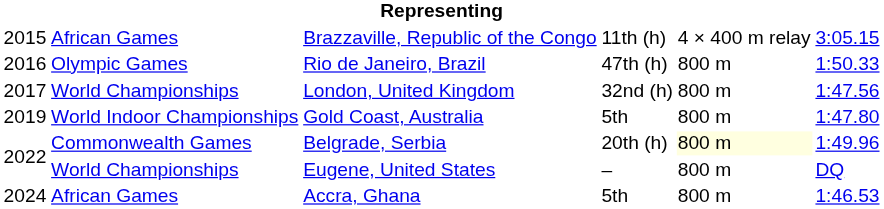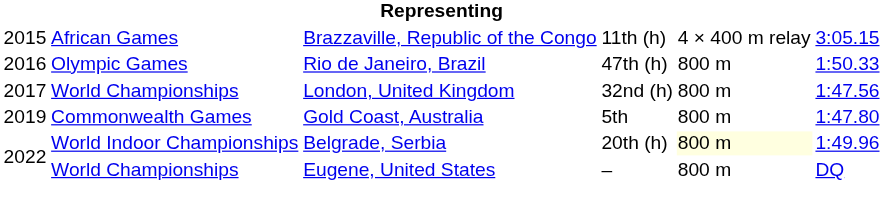(175, 116) World Indoor Championships -> (151, 116) Commonwealth Games
(151, 143) Commonwealth Games -> (175, 143) World Indoor Championships
- row: (362, 196)
